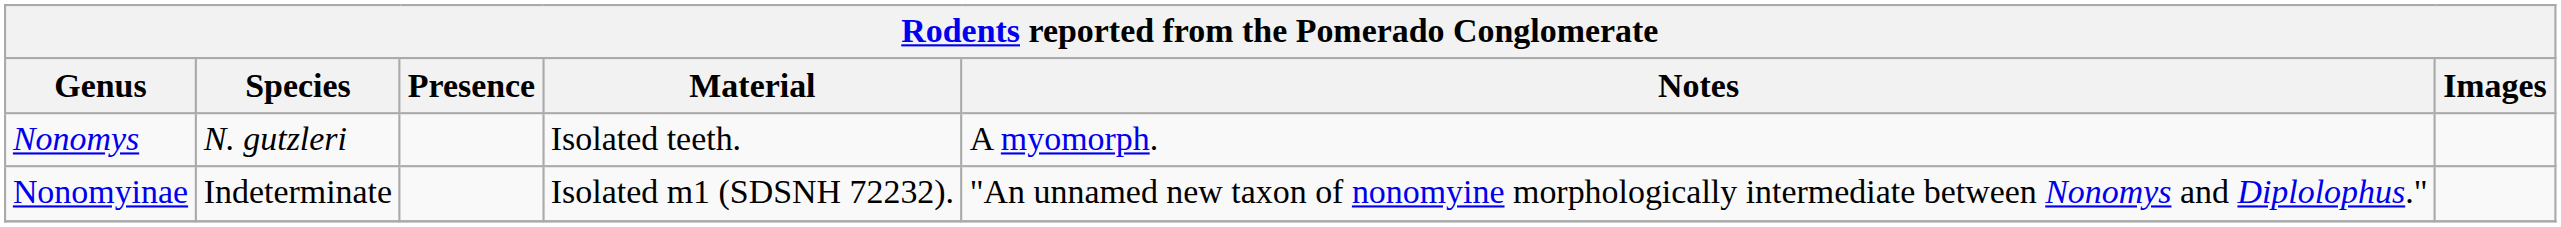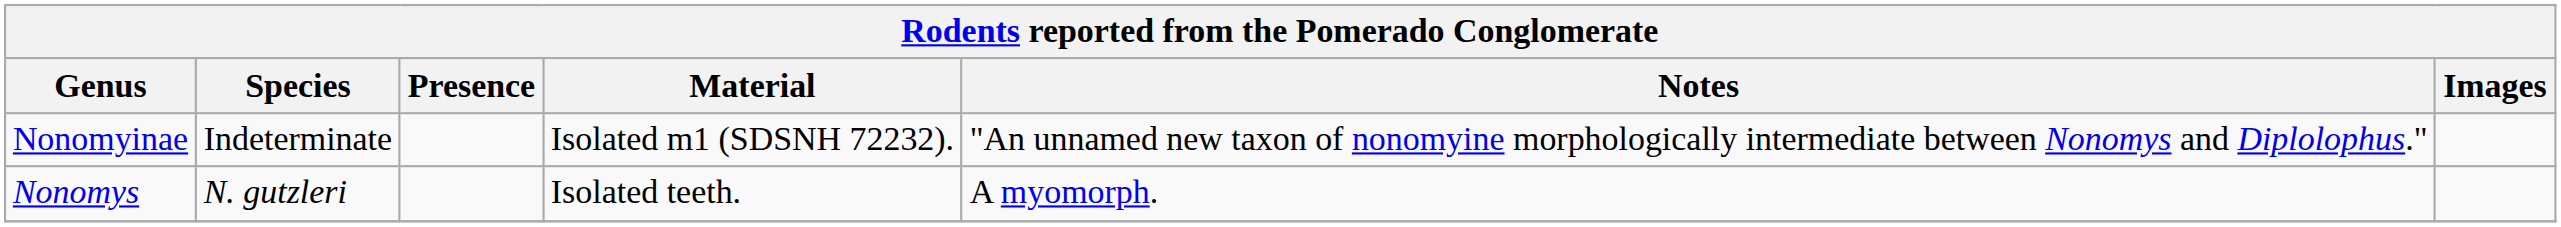rows swapped: (100, 192) <-> (76, 138)
